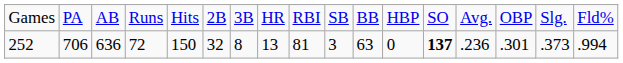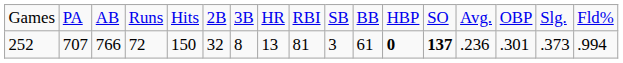(75, 44) 706 -> (75, 44) 707
(108, 44) 636 -> (108, 44) 766
(365, 44) 63 -> (365, 44) 61
(391, 44) normal -> (391, 44) bold
